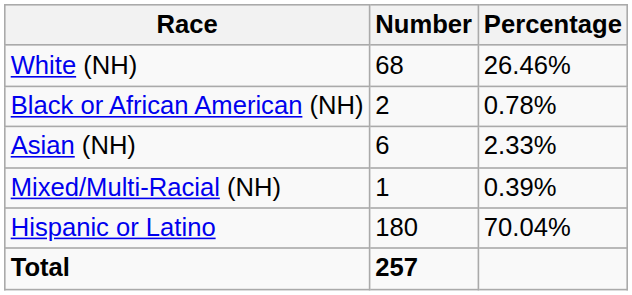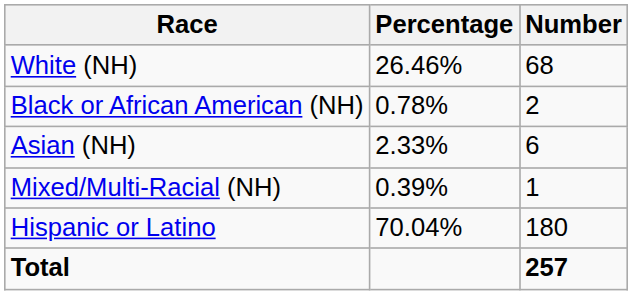columns swapped: (424, 24) <-> (553, 24)
